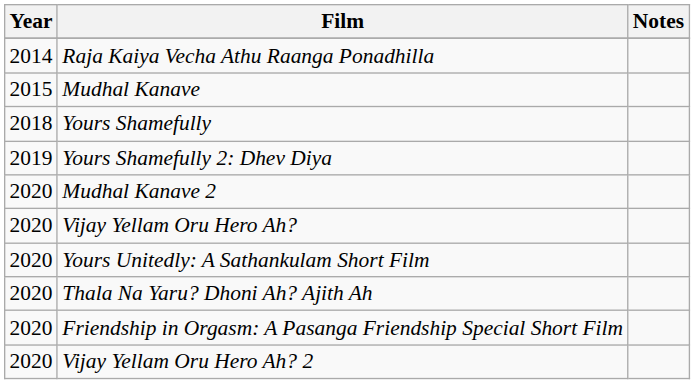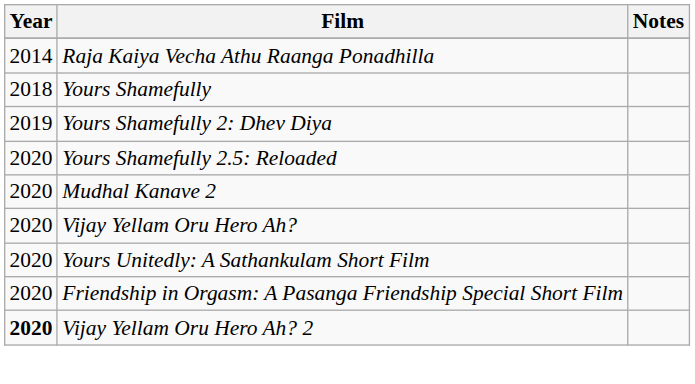- row: (131, 89)
+ row: (200, 157)
- row: (217, 293)
(31, 361) normal -> (31, 327) bold
